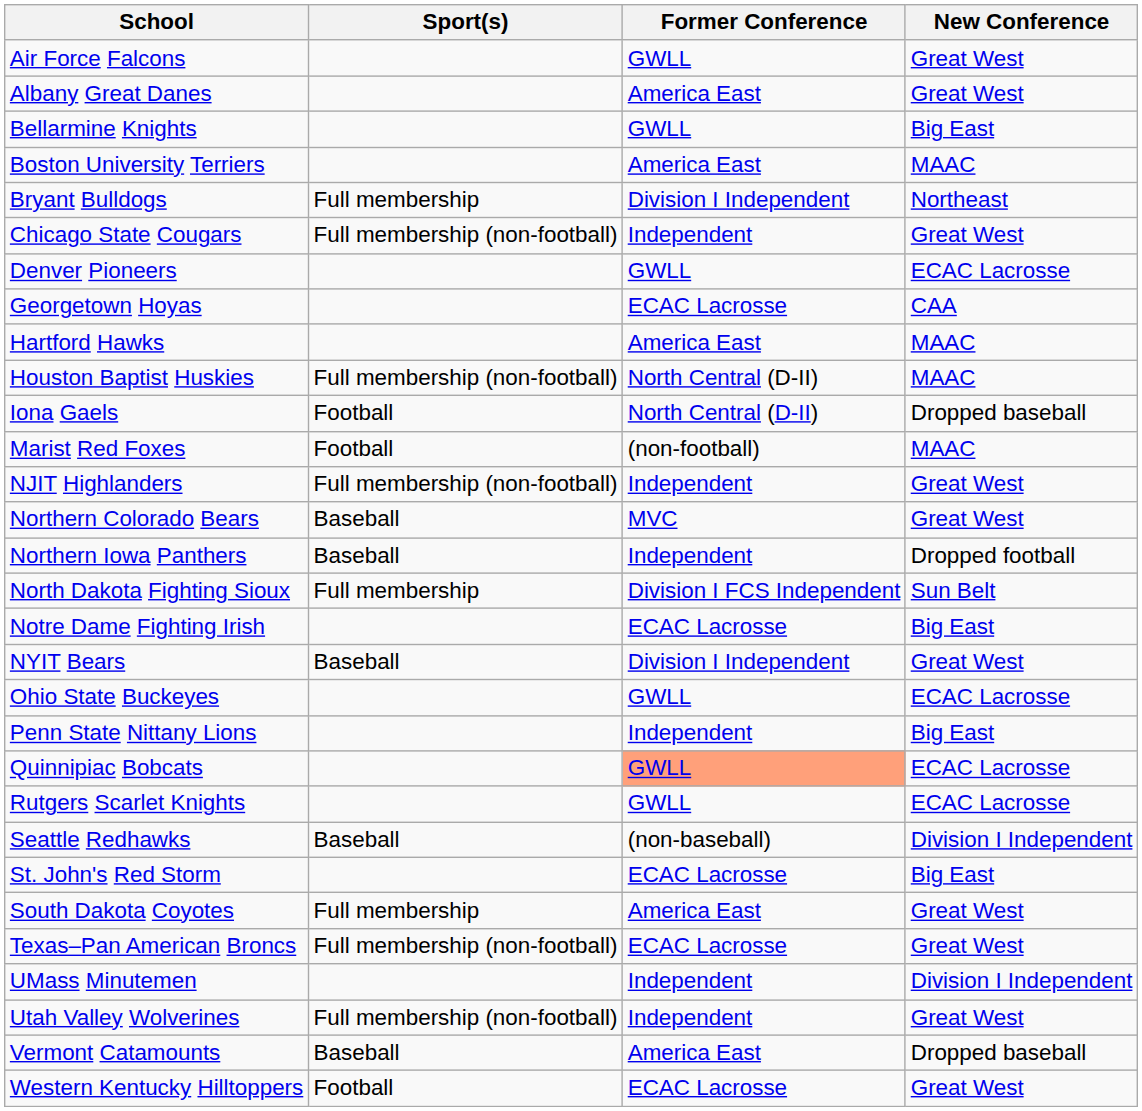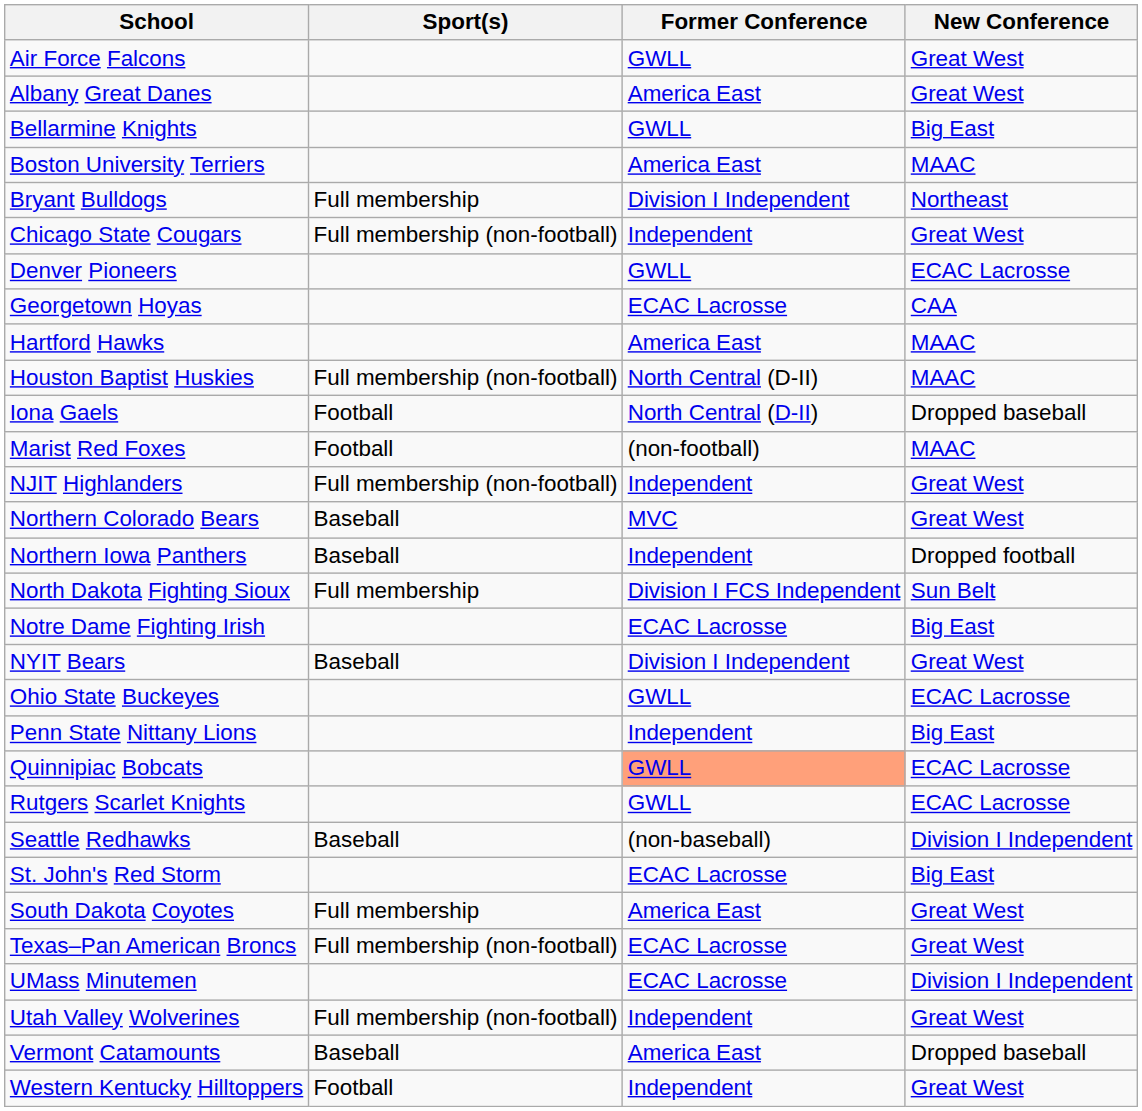(690, 981) Independent -> (707, 981) ECAC Lacrosse
(707, 1088) ECAC Lacrosse -> (690, 1088) Independent
